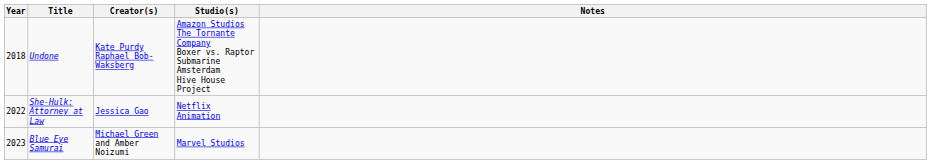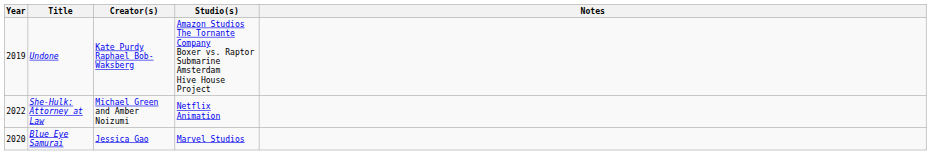(16, 57) 2018 -> (16, 57) 2019
(122, 112) Jessica Gao -> (127, 112) Michael Green and Amber Noizumi
(16, 143) 2023 -> (16, 139) 2020
(127, 143) Michael Green and Amber Noizumi -> (122, 139) Jessica Gao
